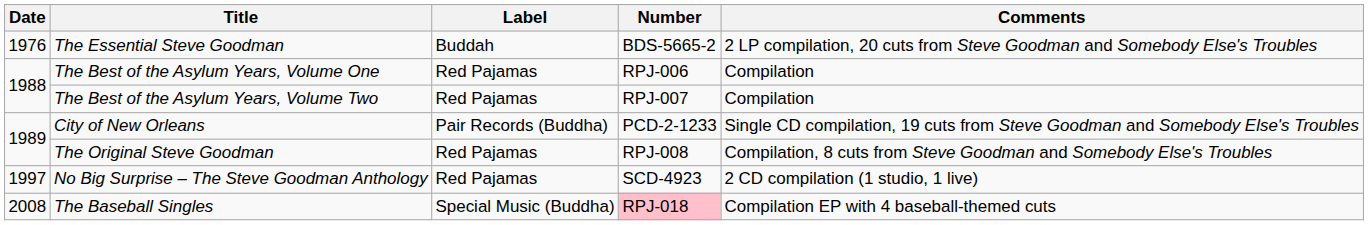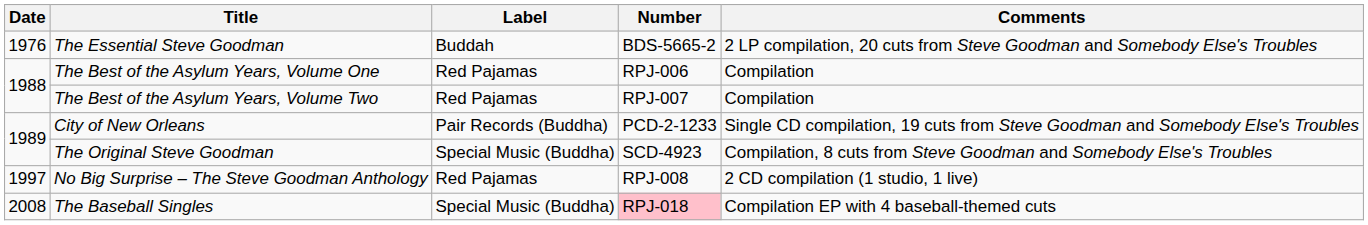(486, 152) Red Pajamas -> (525, 152) Special Music (Buddha)
(655, 152) RPJ-008 -> (662, 152) SCD-4923
(662, 179) SCD-4923 -> (655, 179) RPJ-008
